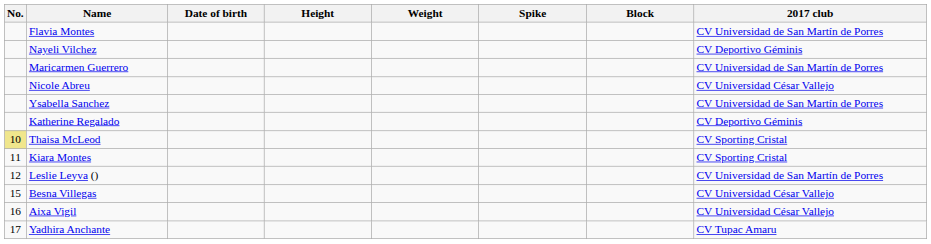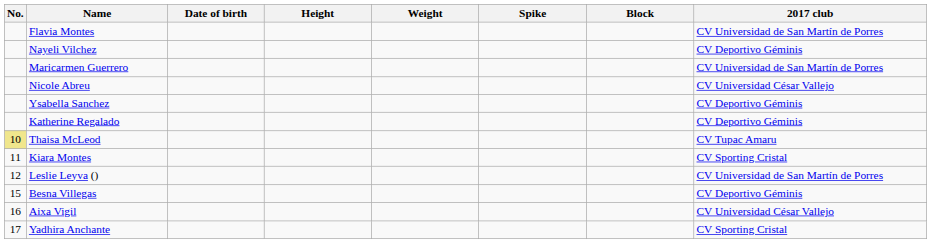(790, 103) CV Universidad de San Martín de Porres -> (749, 103) CV Deportivo Géminis
(742, 139) CV Sporting Cristal -> (736, 139) CV Tupac Amaru
(765, 193) CV Universidad César Vallejo -> (749, 193) CV Deportivo Géminis
(736, 229) CV Tupac Amaru -> (742, 229) CV Sporting Cristal
